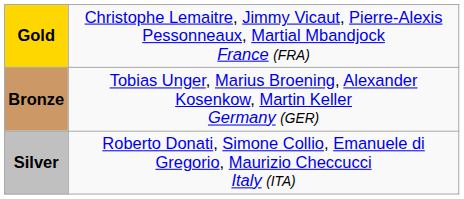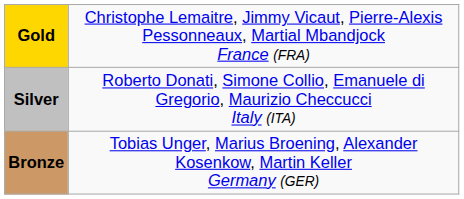rows swapped: (36, 162) <-> (36, 99)
